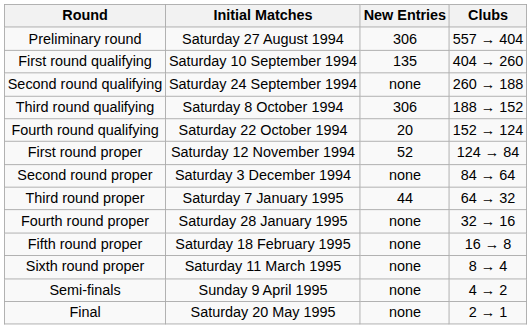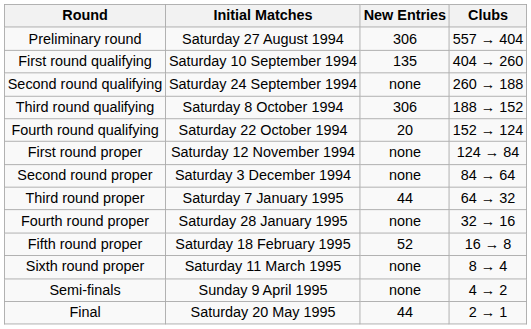(405, 152) 52 -> (405, 152) none
(405, 244) none -> (405, 244) 52
(405, 312) none -> (405, 312) 44
